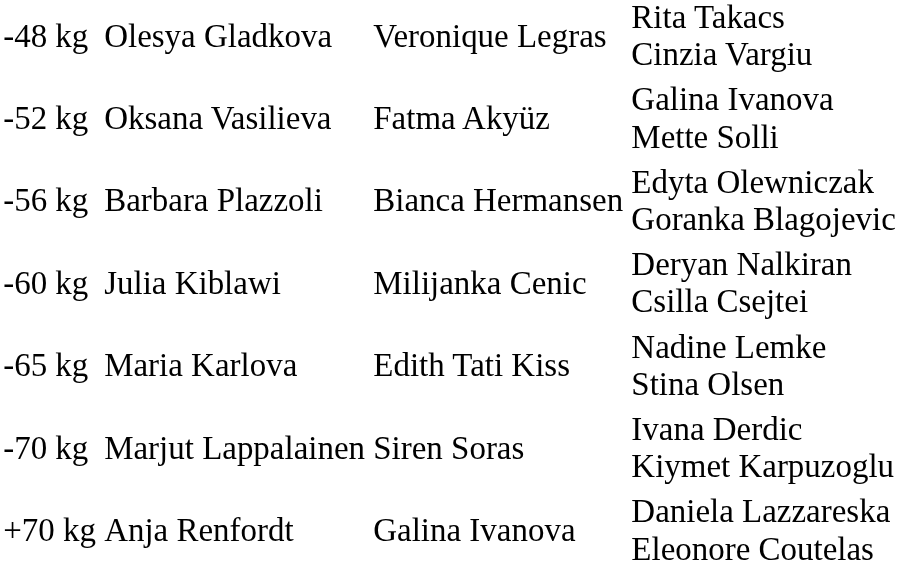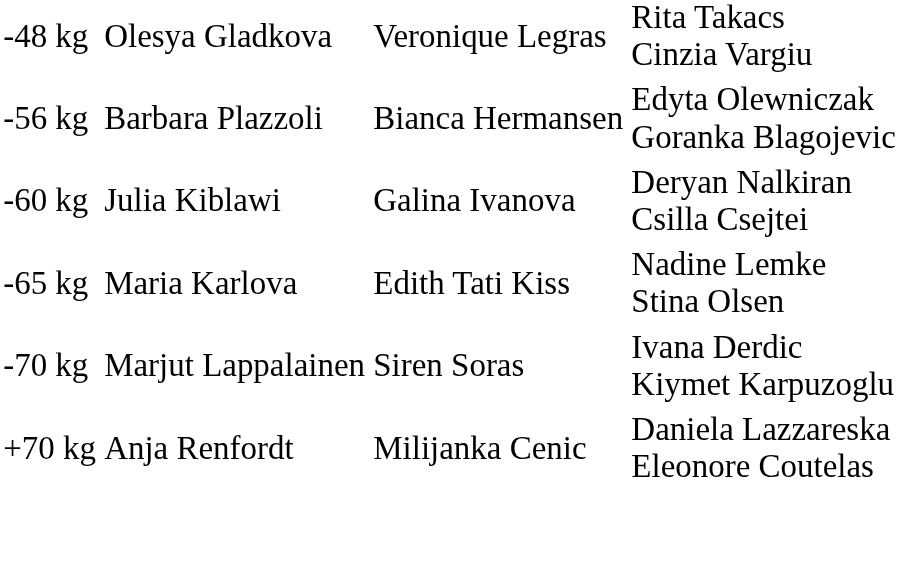- row: (46, 118)
(480, 282) Milijanka Cenic -> (474, 200) Galina Ivanova
(474, 530) Galina Ivanova -> (480, 447) Milijanka Cenic
